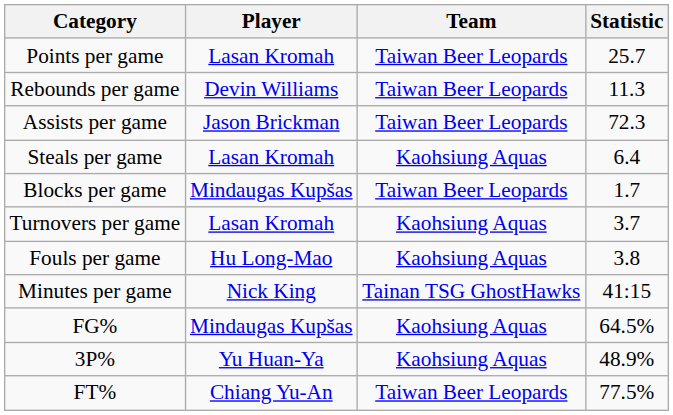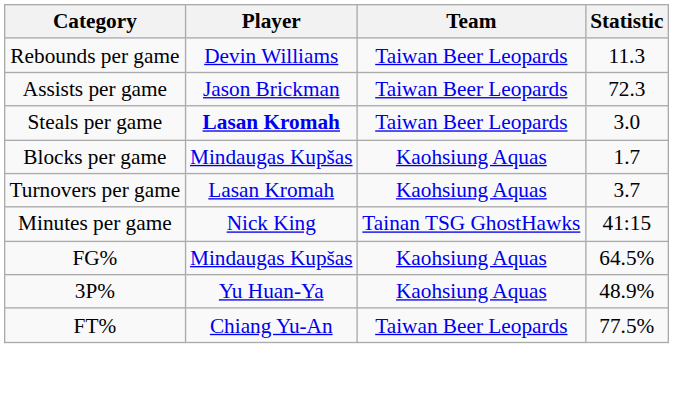- row: (95, 55)
(271, 156) normal -> (271, 122) bold
(471, 156) Kaohsiung Aquas -> (471, 122) Taiwan Beer Leopards
(627, 156) 6.4 -> (627, 122) 3.0
(471, 190) Taiwan Beer Leopards -> (471, 156) Kaohsiung Aquas
- row: (95, 257)
